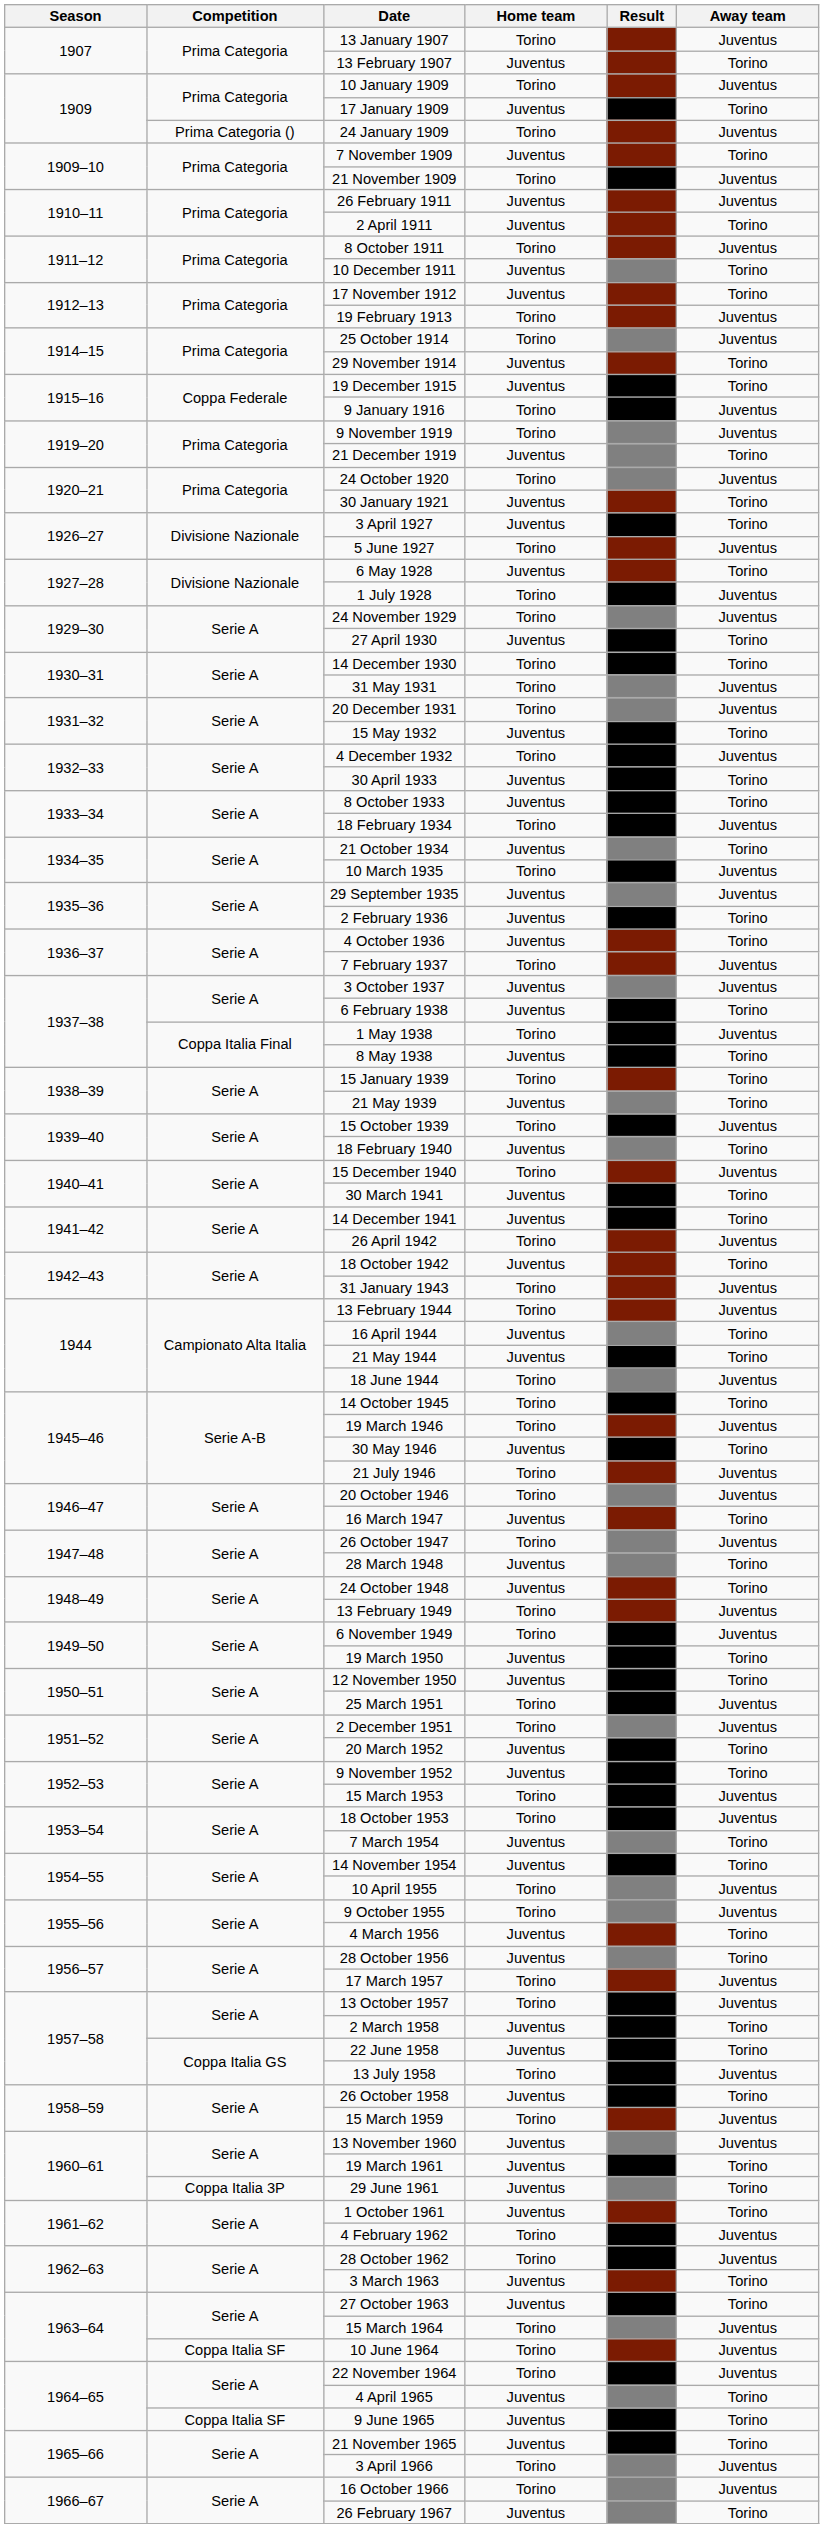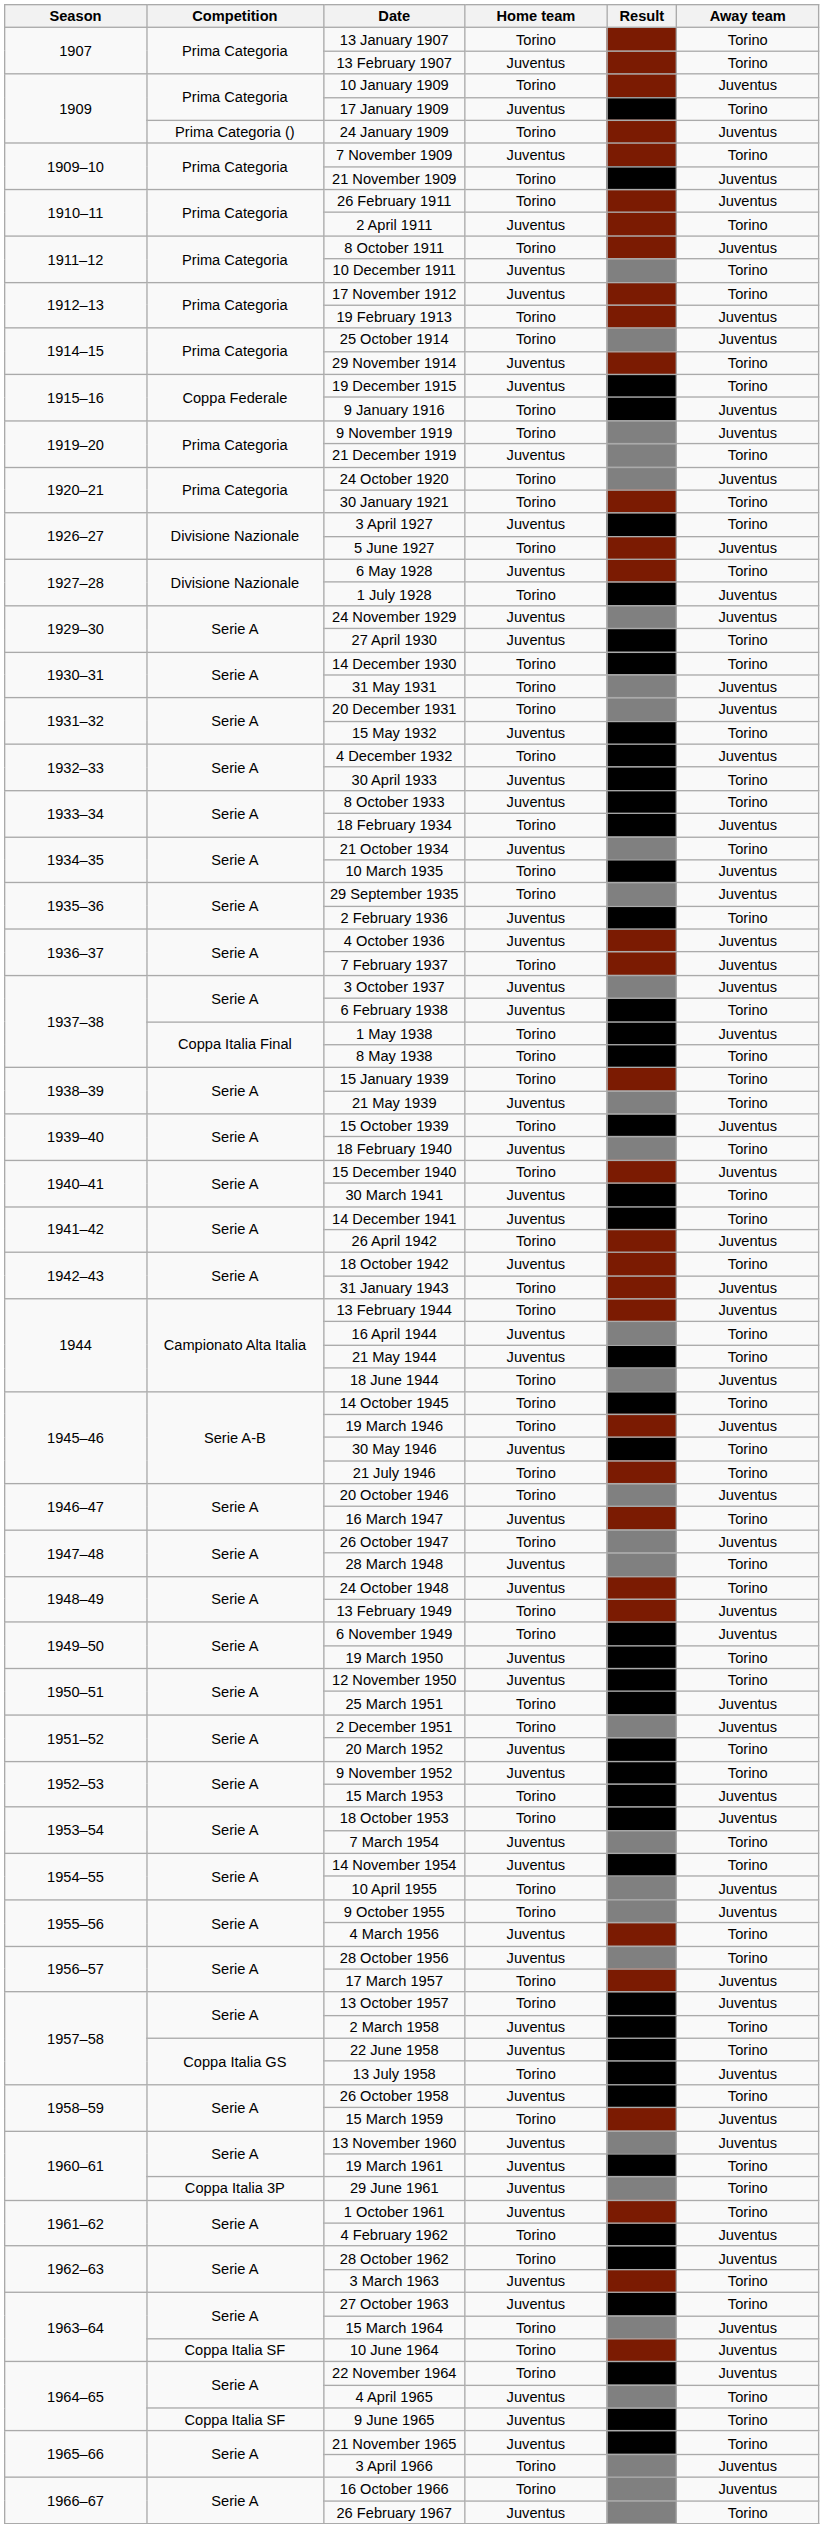(748, 39) Juventus -> (748, 39) Torino
(536, 201) Juventus -> (536, 201) Torino
(536, 502) Juventus -> (536, 502) Torino
(536, 617) Torino -> (536, 617) Juventus
(536, 894) Juventus -> (536, 894) Torino
(748, 941) Torino -> (748, 941) Juventus
(536, 1056) Juventus -> (536, 1056) Torino
(748, 1472) Juventus -> (748, 1472) Torino
